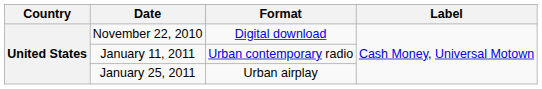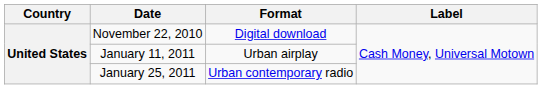(281, 53) Urban contemporary radio -> (281, 53) Urban airplay
(281, 73) Urban airplay -> (281, 73) Urban contemporary radio
